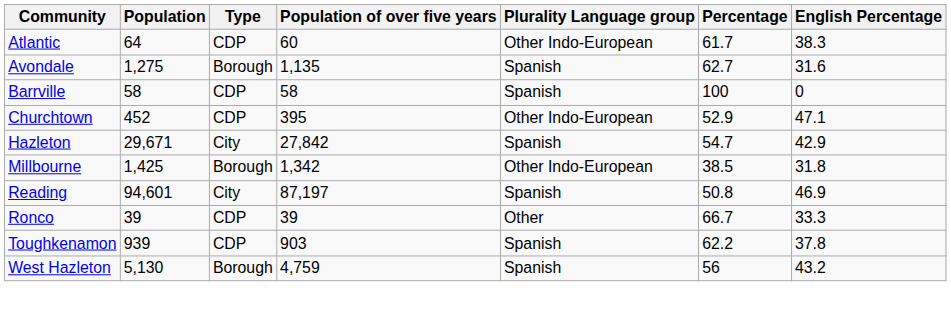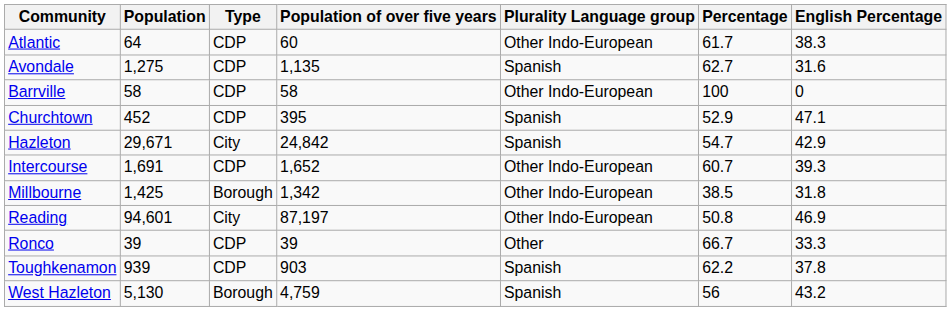(243, 67) Borough -> (230, 67) CDP
(533, 92) Spanish -> (578, 92) Other Indo-European
(578, 117) Other Indo-European -> (533, 117) Spanish
(304, 142) 27,842 -> (304, 142) 24,842
+ row: (48, 167)
(533, 192) Spanish -> (578, 218) Other Indo-European
